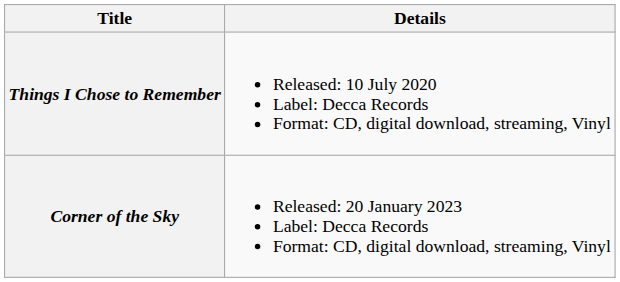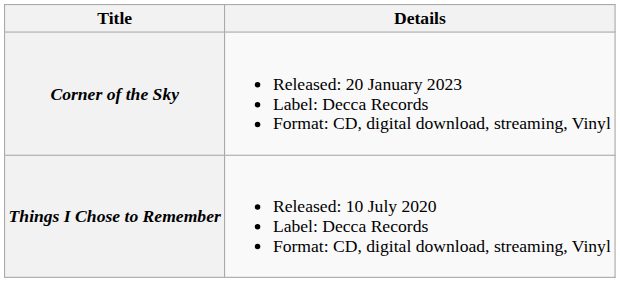rows swapped: (115, 93) <-> (115, 216)
